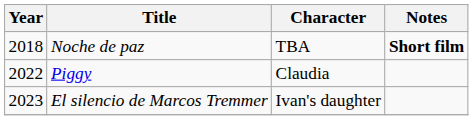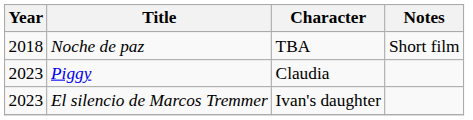(427, 45) bold -> (424, 45) normal
(26, 73) 2022 -> (26, 73) 2023
